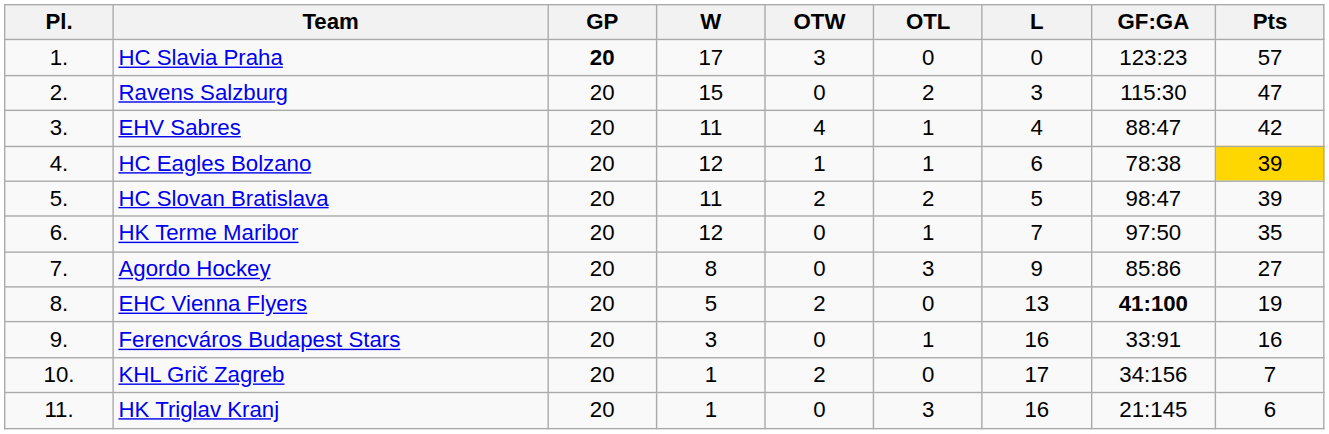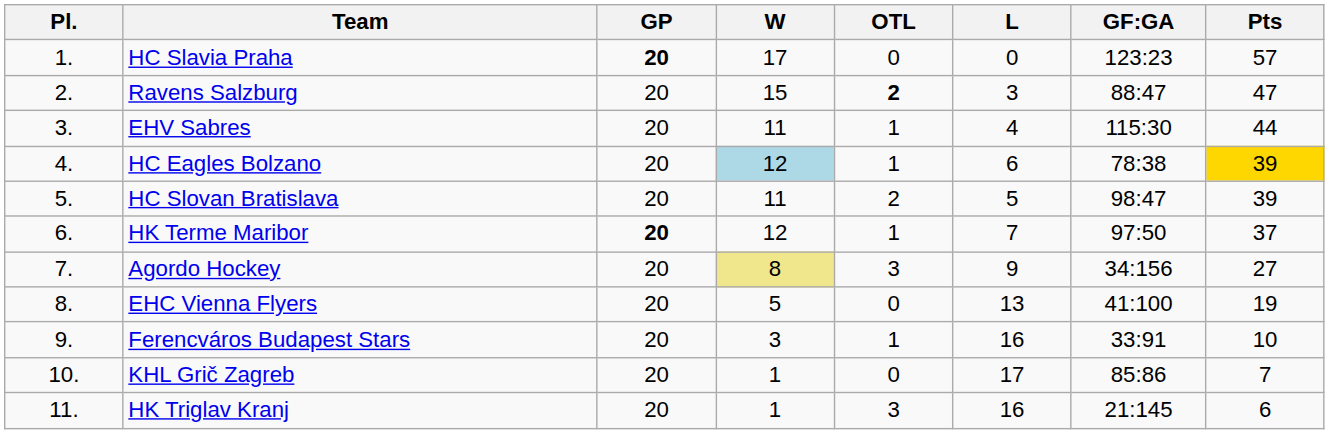- column: (819, 22)
(928, 92) normal -> (894, 92) bold
(1153, 92) 115:30 -> (1139, 92) 88:47
(1153, 127) 88:47 -> (1139, 127) 115:30
(1270, 127) 42 -> (1265, 127) 44
(711, 163) no background -> (775, 163) lightblue background
(602, 233) normal -> (657, 233) bold
(1270, 233) 35 -> (1265, 233) 37
(711, 269) no background -> (775, 269) khaki background
(1153, 269) 85:86 -> (1139, 269) 34:156
(1153, 304) bold -> (1139, 304) normal
(1270, 339) 16 -> (1265, 339) 10
(1153, 374) 34:156 -> (1139, 374) 85:86
